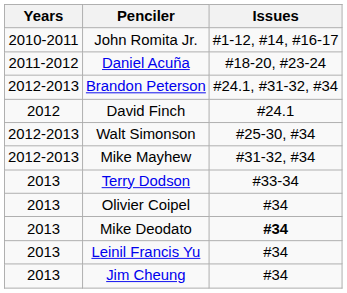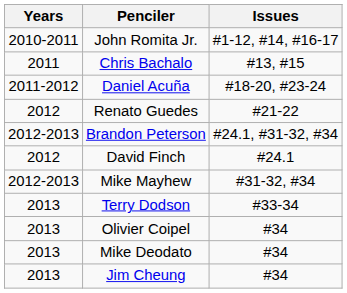+ row: (146, 63)
+ row: (146, 110)
- row: (146, 134)
(276, 228) bold -> (276, 252) normal
- row: (146, 252)
